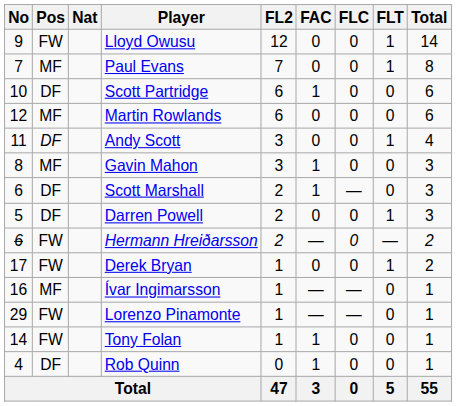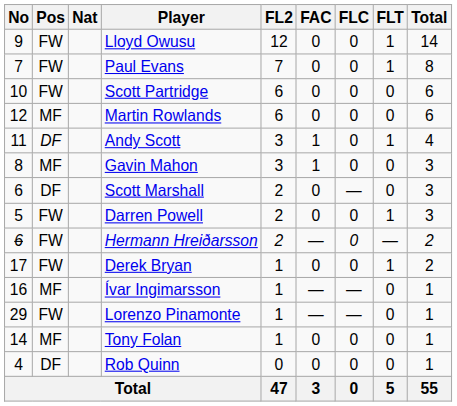(51, 67) MF -> (51, 67) FW
(51, 91) DF -> (51, 91) FW
(316, 91) 1 -> (316, 91) 0
(316, 141) 0 -> (316, 141) 1
(316, 191) 1 -> (316, 191) 0
(51, 215) DF -> (51, 215) FW
(51, 339) FW -> (51, 339) MF
(316, 339) 1 -> (316, 339) 0
(316, 364) 1 -> (316, 364) 0
